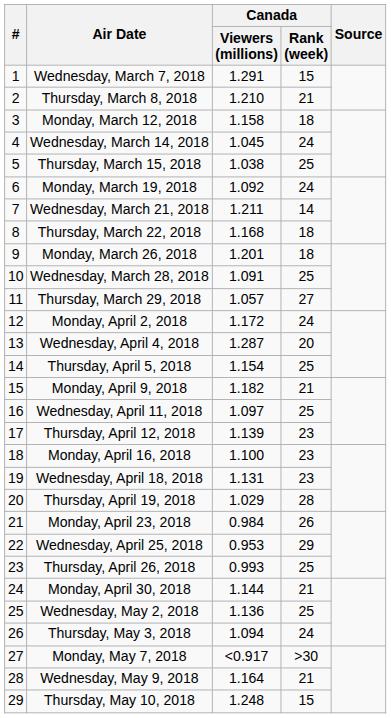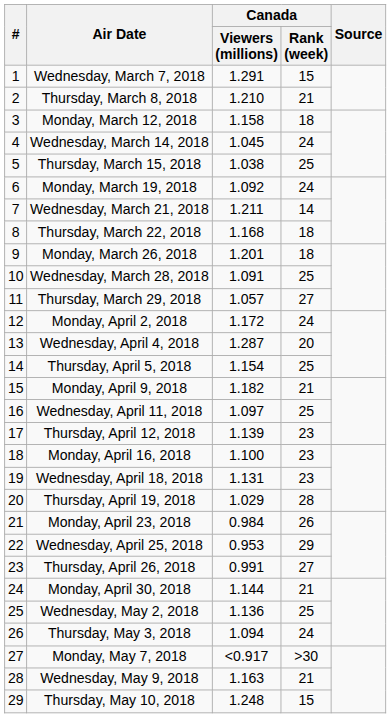(247, 567) 0.993 -> (247, 567) 0.991
(306, 567) 25 -> (306, 567) 27
(247, 679) 1.164 -> (247, 679) 1.163
